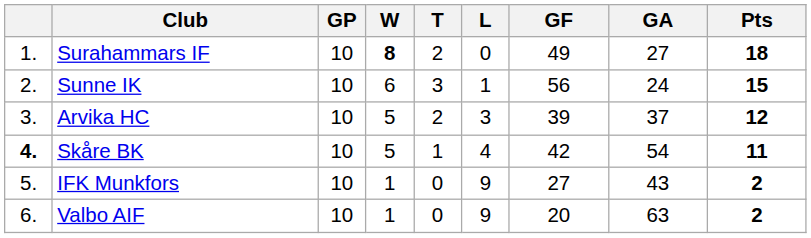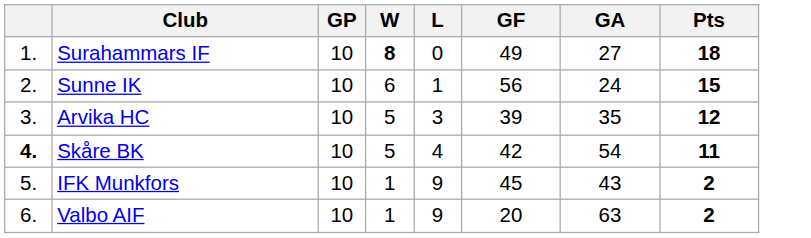- column: (438, 20)
(658, 118) 37 -> (610, 118) 35
(559, 183) 27 -> (511, 183) 45
